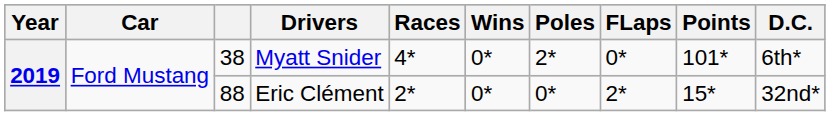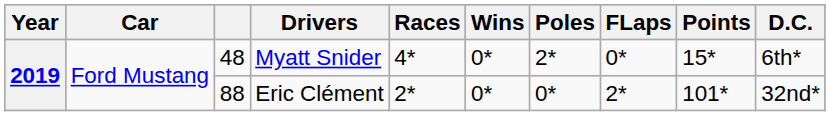(232, 57) 38 -> (232, 57) 48
(705, 57) 101* -> (699, 57) 15*
(699, 93) 15* -> (705, 93) 101*
